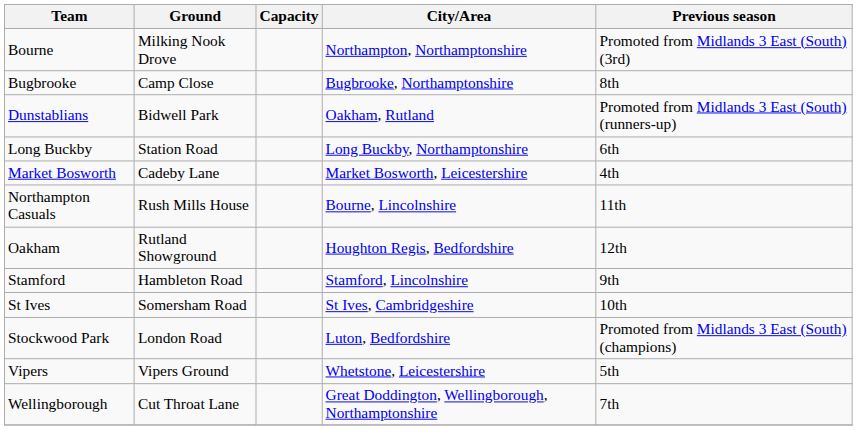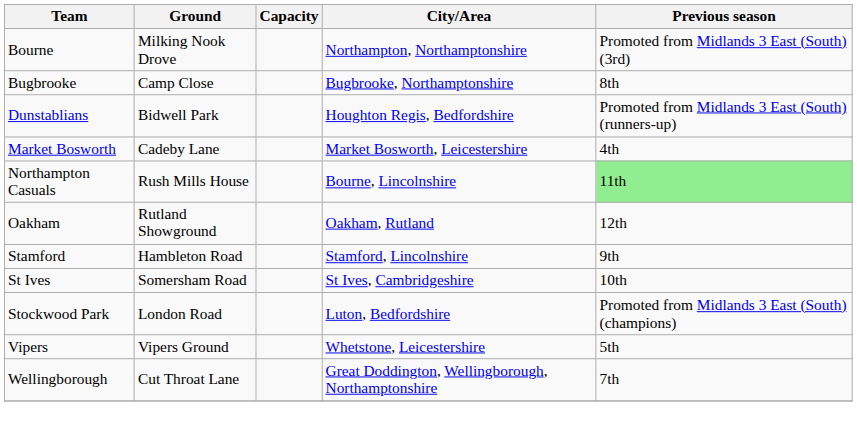(380, 115) Oakham, Rutland -> (420, 115) Houghton Regis, Bedfordshire
- row: (50, 148)
(613, 206) no background -> (613, 181) lightgreen background
(420, 247) Houghton Regis, Bedfordshire -> (380, 223) Oakham, Rutland
